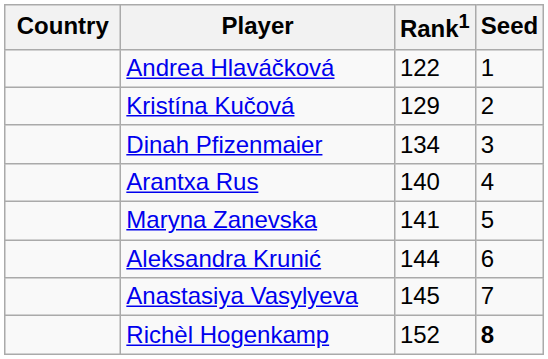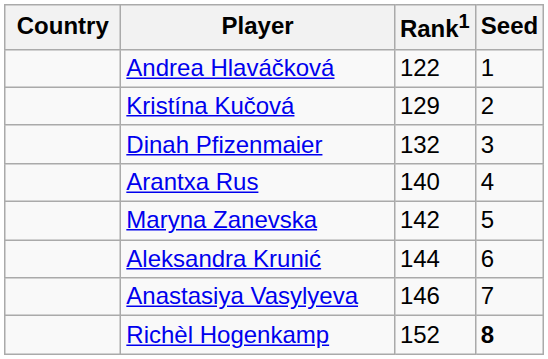(420, 144) 134 -> (420, 144) 132
(420, 220) 141 -> (420, 220) 142
(420, 296) 145 -> (420, 296) 146
